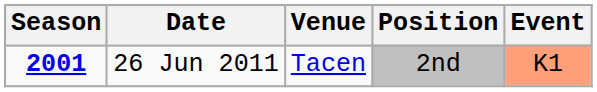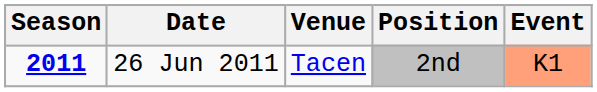(56, 66) 2001 -> (56, 66) 2011
